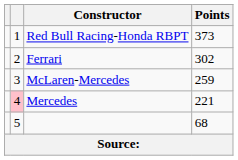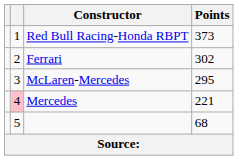(204, 79) 259 -> (204, 79) 295
